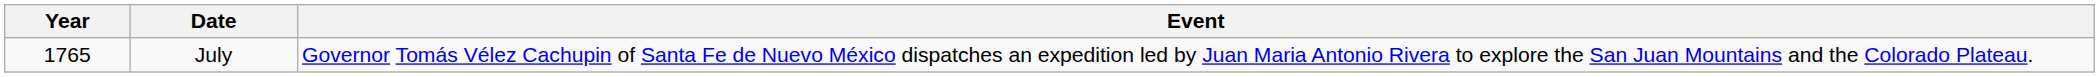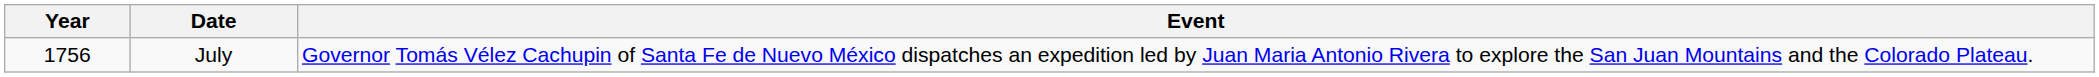(67, 54) 1765 -> (67, 54) 1756
